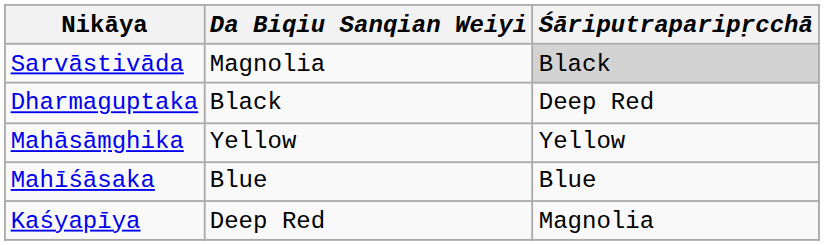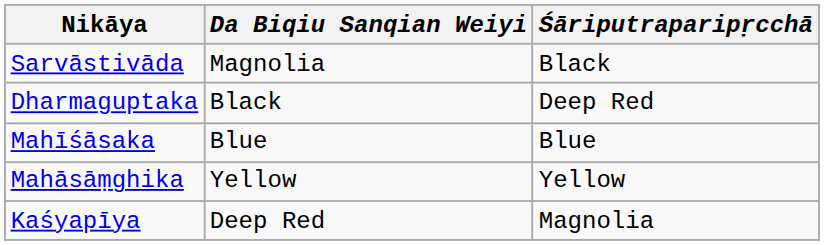(575, 64) lightgrey background -> (575, 64) no background
rows swapped: (97, 142) <-> (83, 181)
